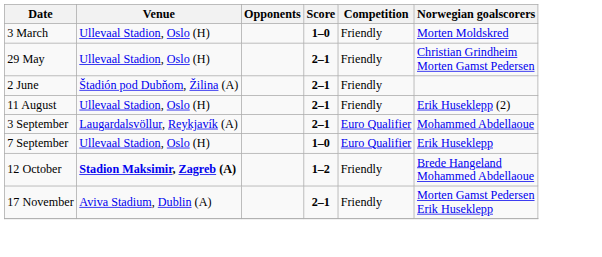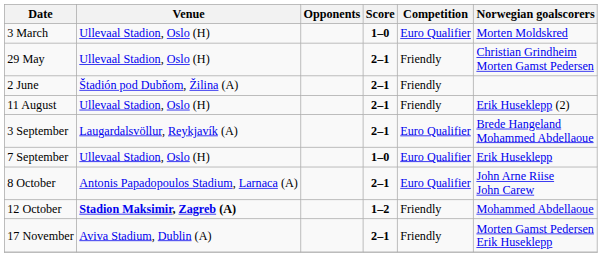(361, 33) Friendly -> (436, 33) Euro Qualifier
(476, 124) Mohammed Abdellaoue -> (535, 131) Brede Hangeland Mohammed Abdellaoue
+ row: (31, 183)
(476, 169) Brede Hangeland Mohammed Abdellaoue -> (535, 209) Mohammed Abdellaoue
